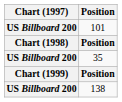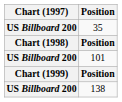rows swapped: (98, 27) <-> (98, 58)
